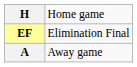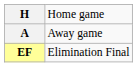rows swapped: (25, 52) <-> (25, 33)
